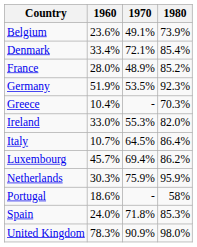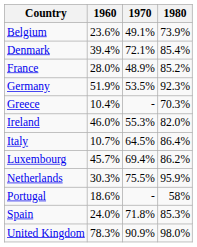(105, 50) 33.4% -> (105, 50) 39.4%
(105, 123) 33.0% -> (105, 123) 46.0%
(140, 178) 75.9% -> (140, 178) 75.5%
